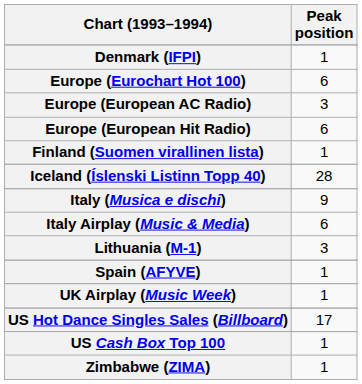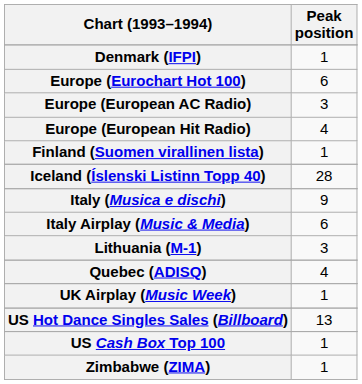(324, 128) 6 -> (324, 128) 4
+ row: (148, 271)
- row: (148, 271)
(324, 319) 17 -> (324, 319) 13
